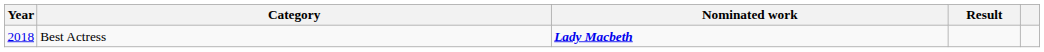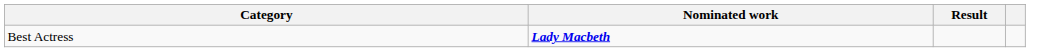- column: (21, 15)
